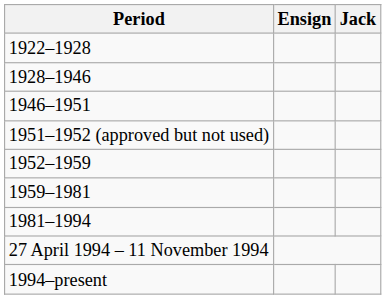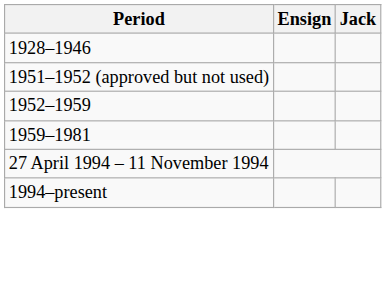- row: (50, 47)
- row: (50, 105)
- row: (50, 221)
